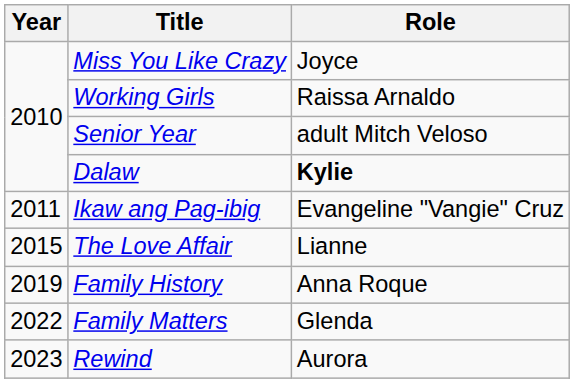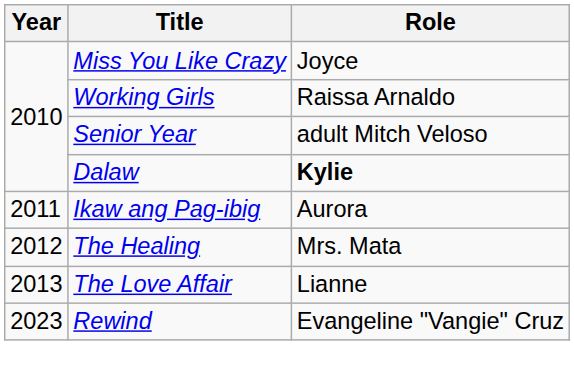(430, 209) Evangeline "Vangie" Cruz -> (332, 209) Aurora
+ row: (137, 246)
(36, 246) 2015 -> (36, 284) 2013
- row: (148, 284)
- row: (150, 321)
(332, 358) Aurora -> (430, 321) Evangeline "Vangie" Cruz
